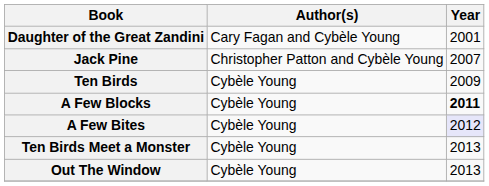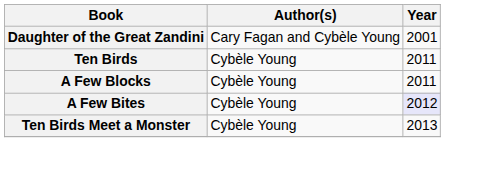- row: (106, 59)
(465, 81) 2009 -> (421, 59) 2011
(465, 103) bold -> (421, 81) normal
- row: (106, 170)
